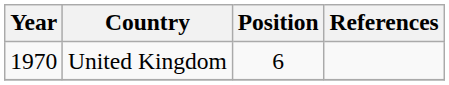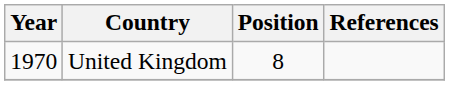(278, 60) 6 -> (278, 60) 8
